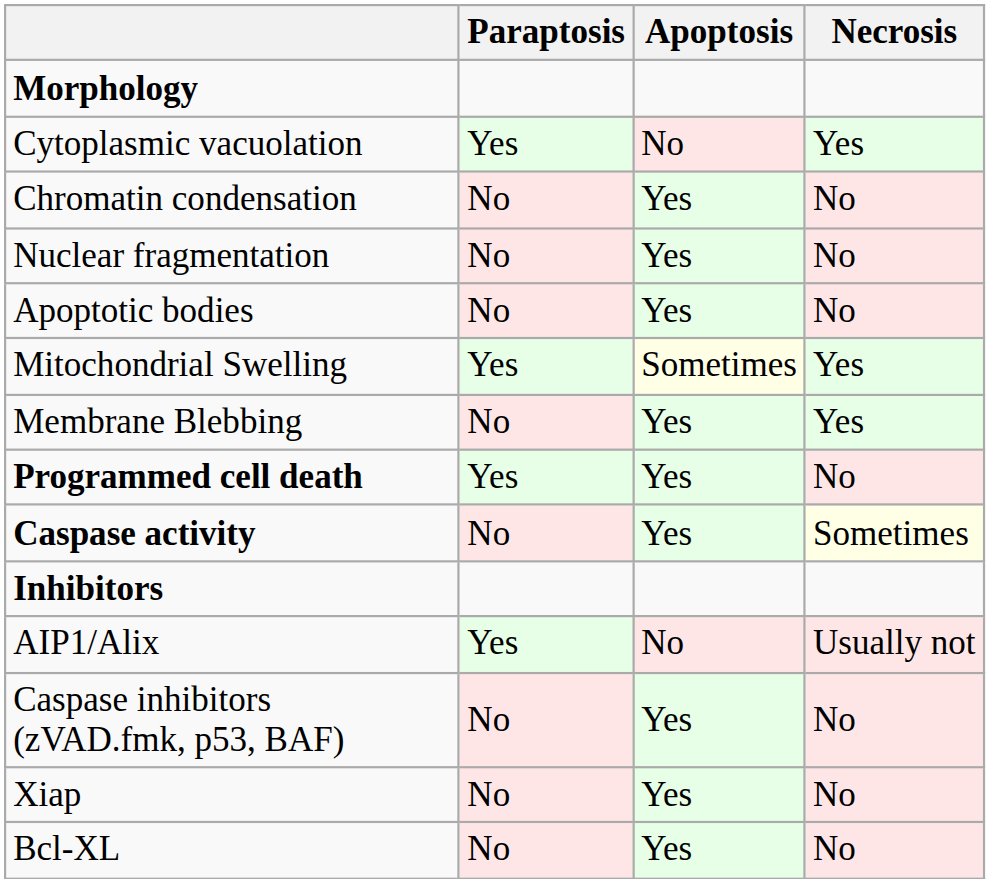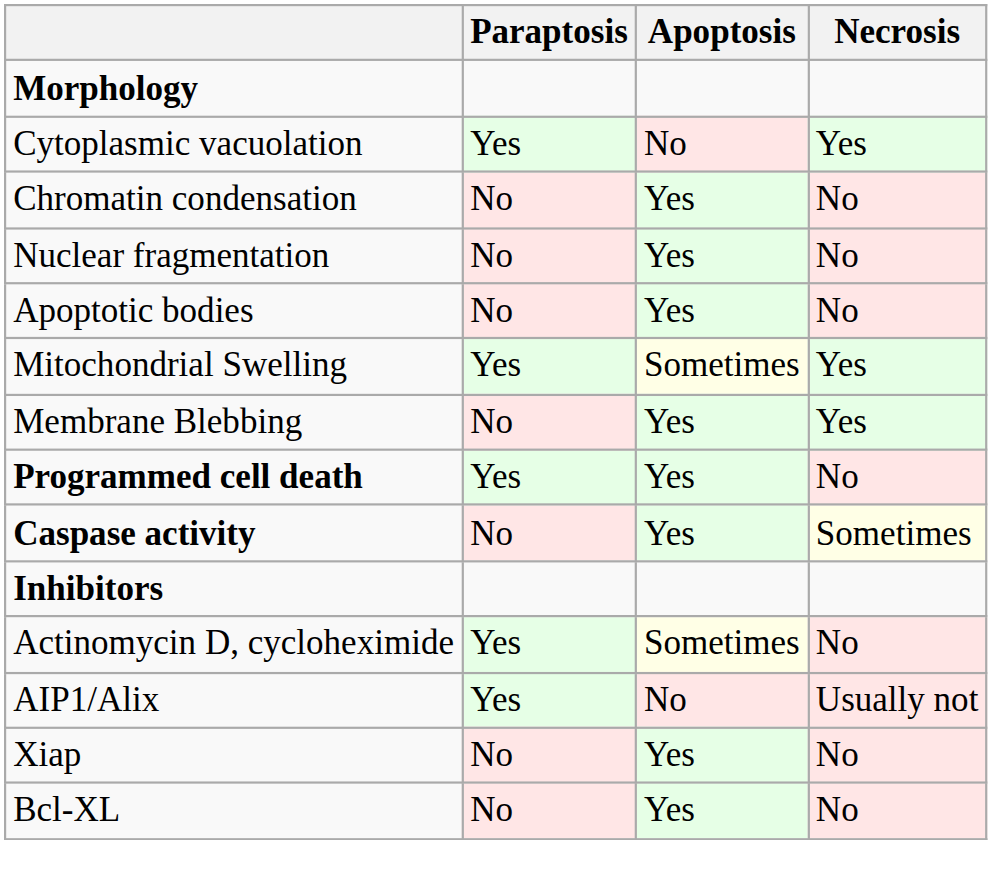+ row: (234, 643)
- row: (179, 718)
